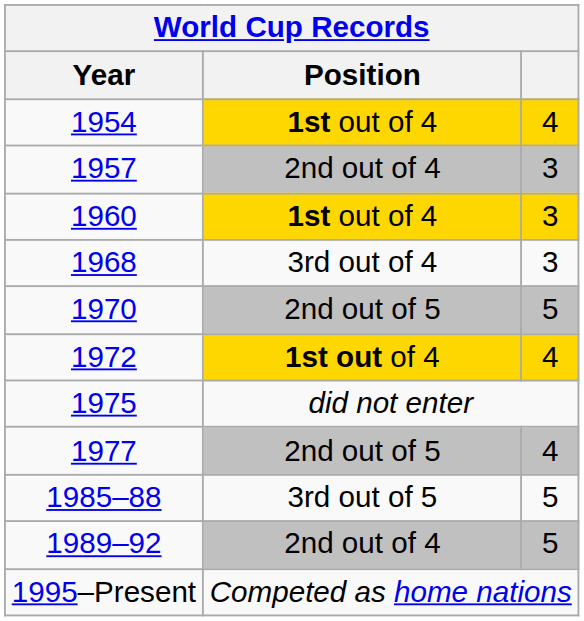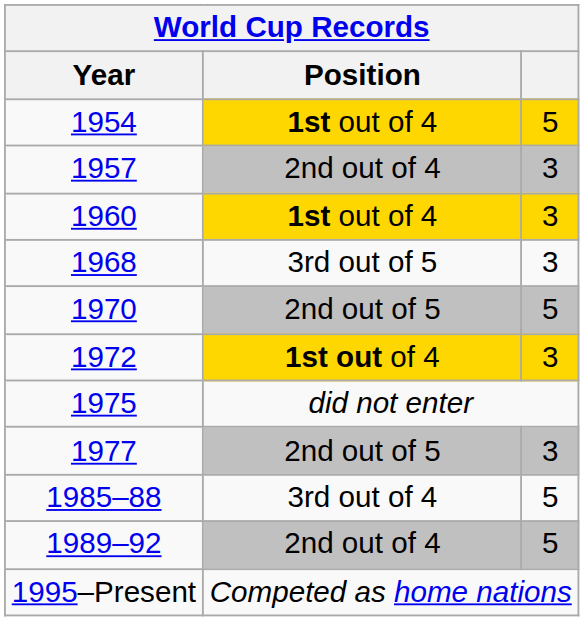(550, 121) 4 -> (550, 121) 5
(362, 262) 3rd out of 4 -> (362, 262) 3rd out of 5
(550, 356) 4 -> (550, 356) 3
(550, 450) 4 -> (550, 450) 3
(362, 497) 3rd out of 5 -> (362, 497) 3rd out of 4
